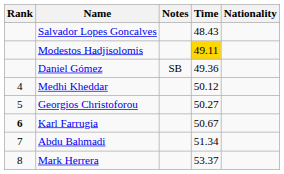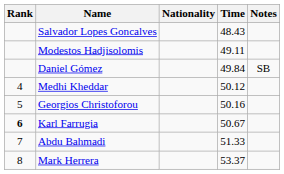columns swapped: (250, 13) <-> (175, 13)
(206, 50) gold background -> (233, 50) no background
(206, 68) 49.36 -> (233, 68) 49.84
(206, 105) 50.27 -> (233, 105) 50.16
(206, 141) 51.34 -> (233, 141) 51.33
